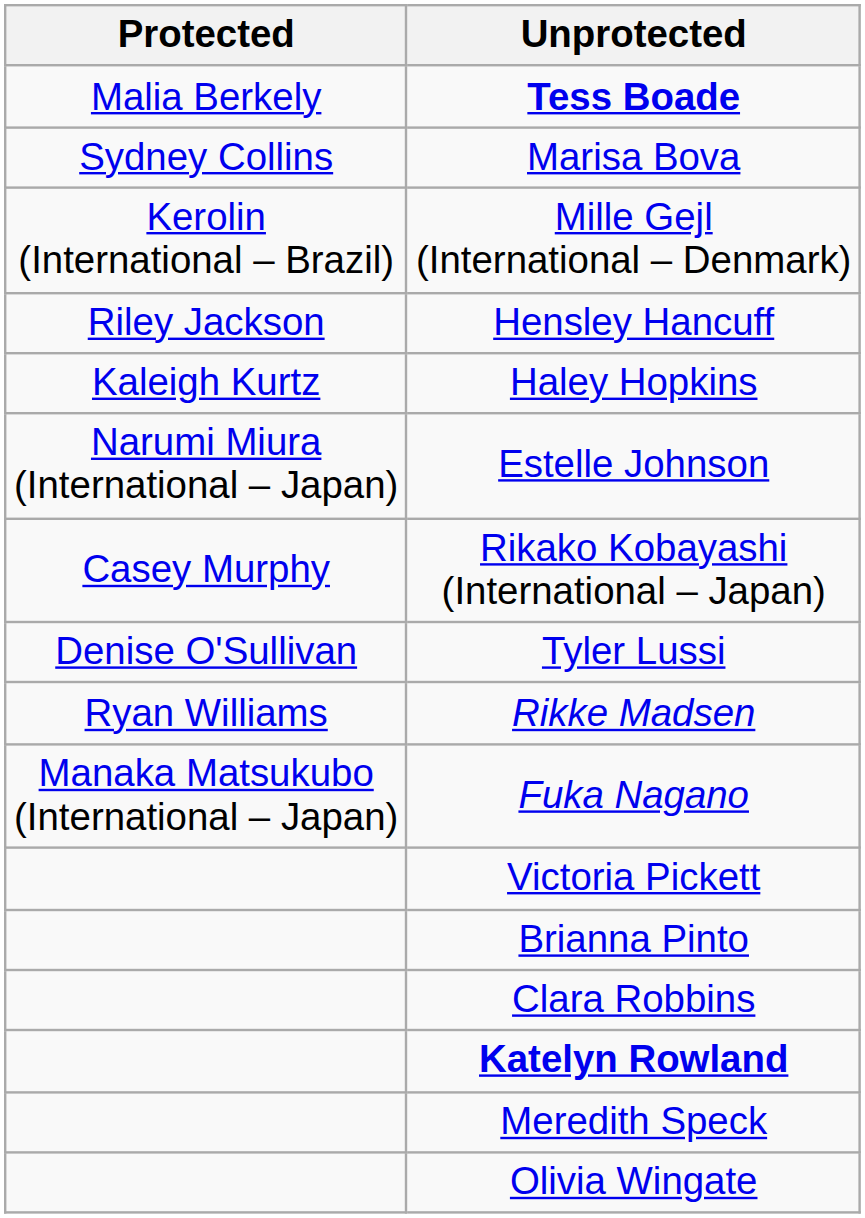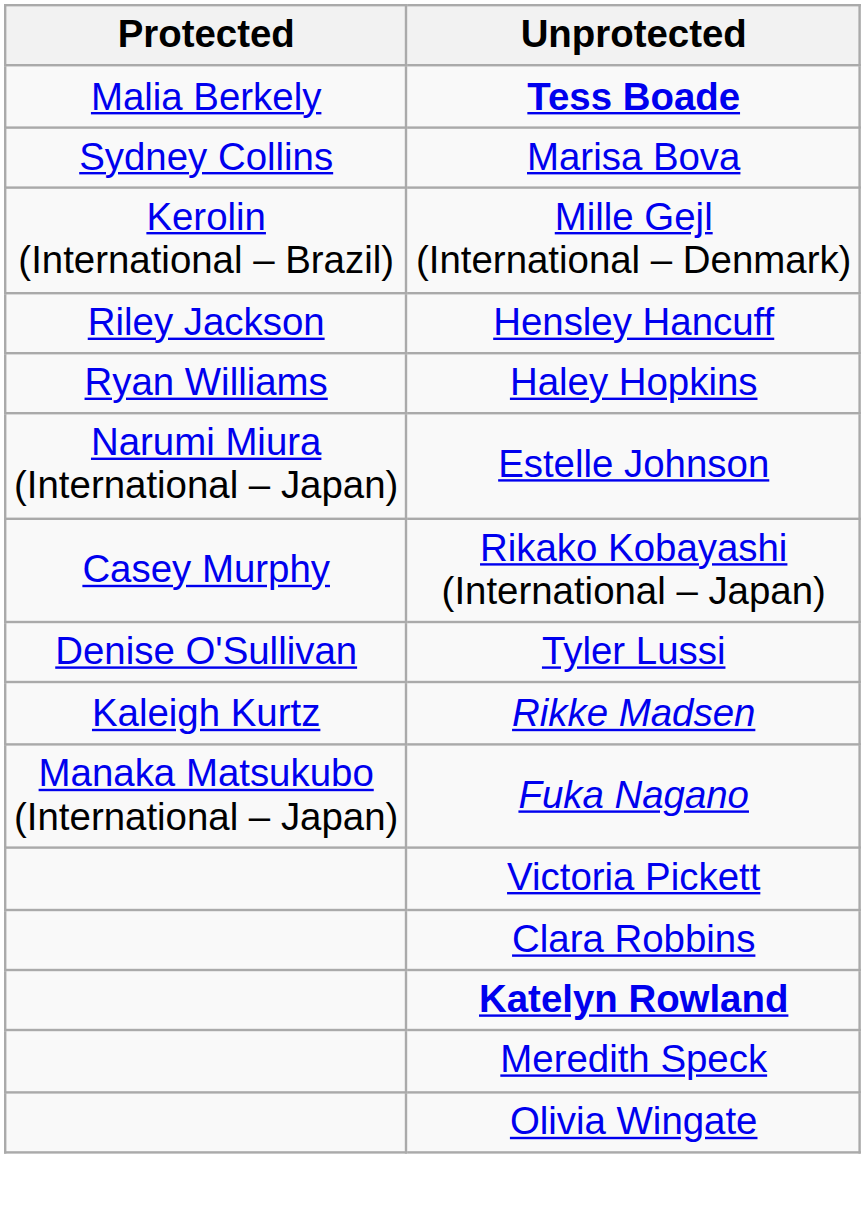(206, 382) Kaleigh Kurtz -> (206, 382) Ryan Williams
(206, 712) Ryan Williams -> (206, 712) Kaleigh Kurtz
- row: (634, 938)
